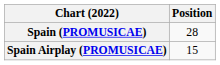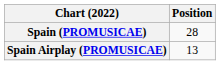(192, 50) 15 -> (192, 50) 13
